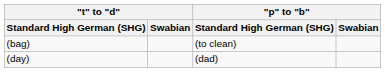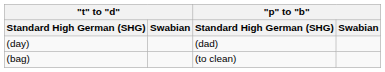rows swapped: (18, 43) <-> (18, 59)
